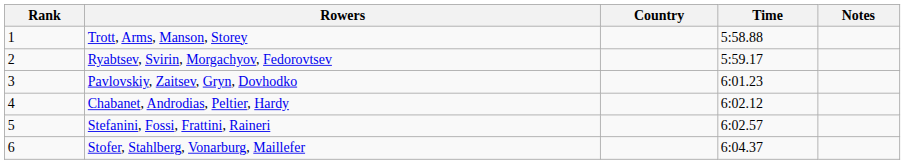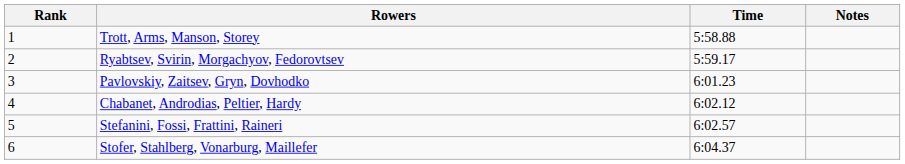- column: (659, 15)
